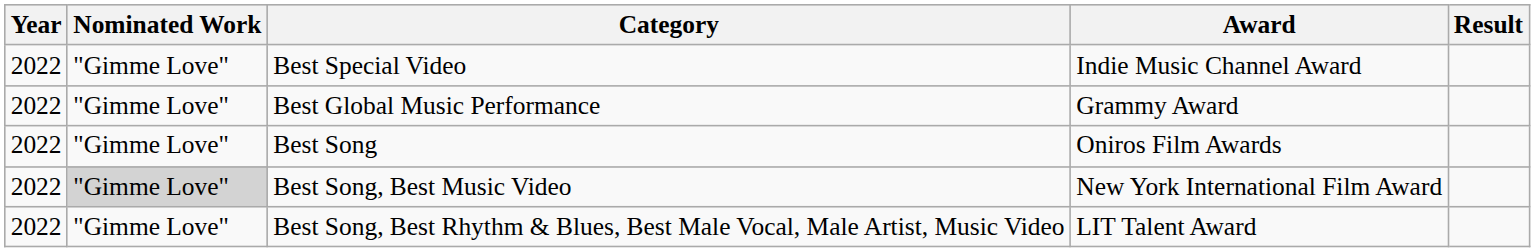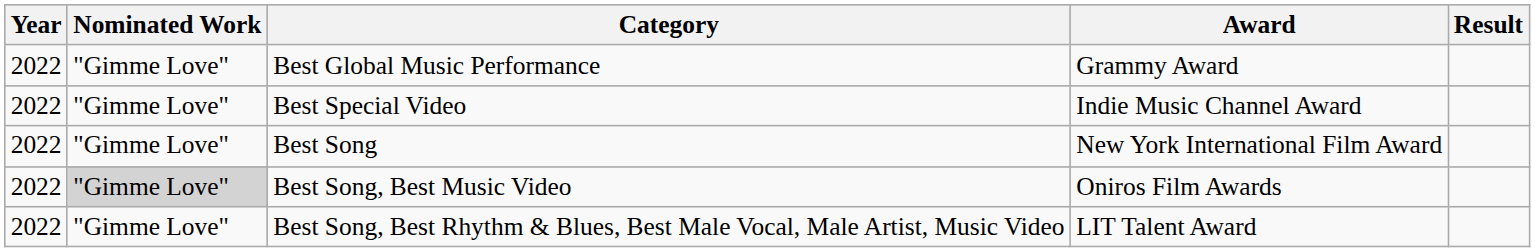rows swapped: (437, 105) <-> (370, 65)
(1179, 145) Oniros Film Awards -> (1259, 145) New York International Film Award
(1259, 186) New York International Film Award -> (1179, 186) Oniros Film Awards
